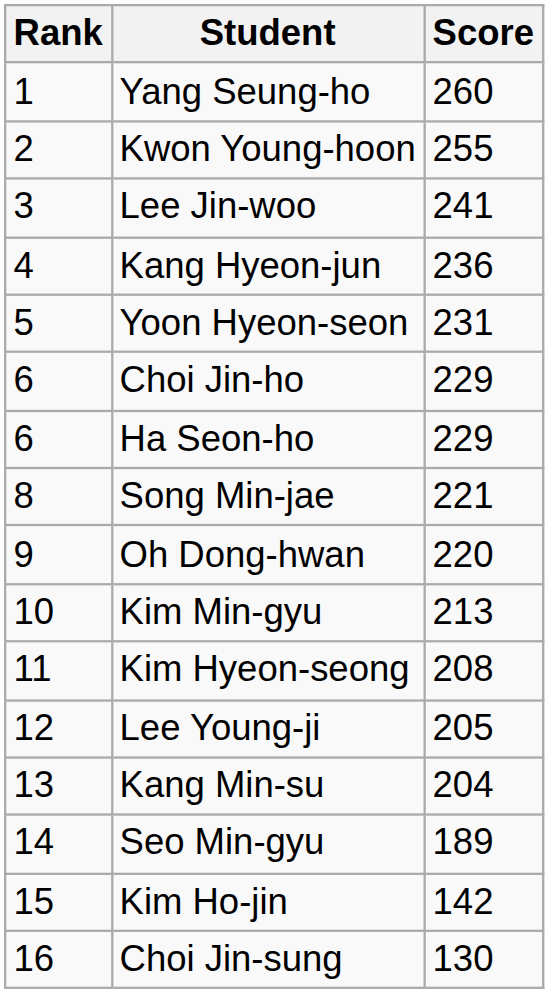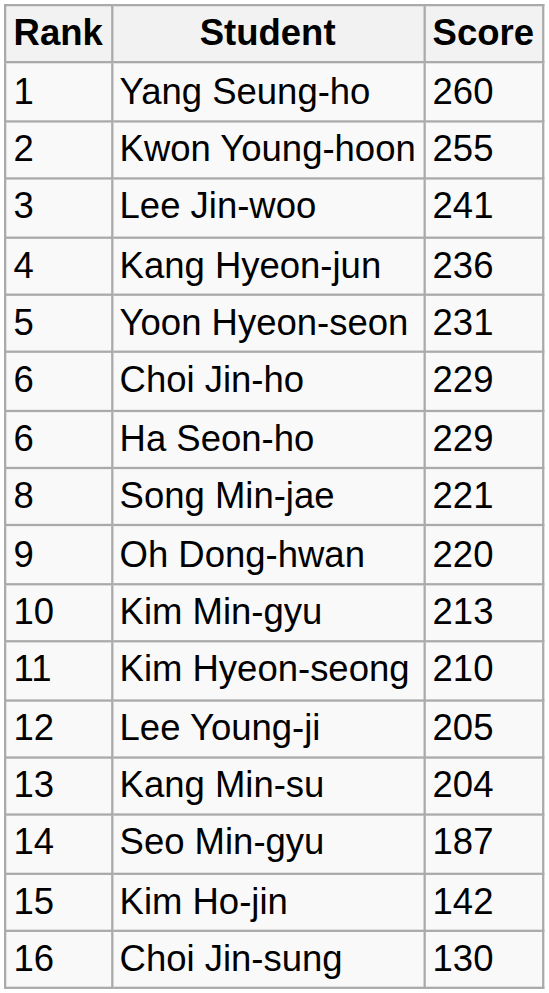(463, 669) 208 -> (463, 669) 210
(463, 843) 189 -> (463, 843) 187
